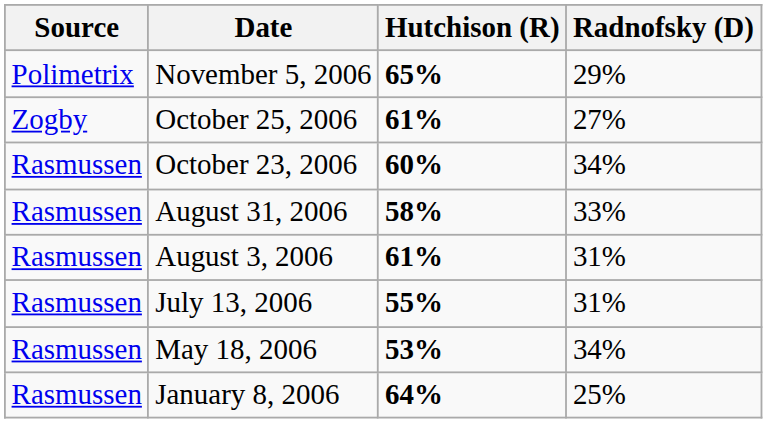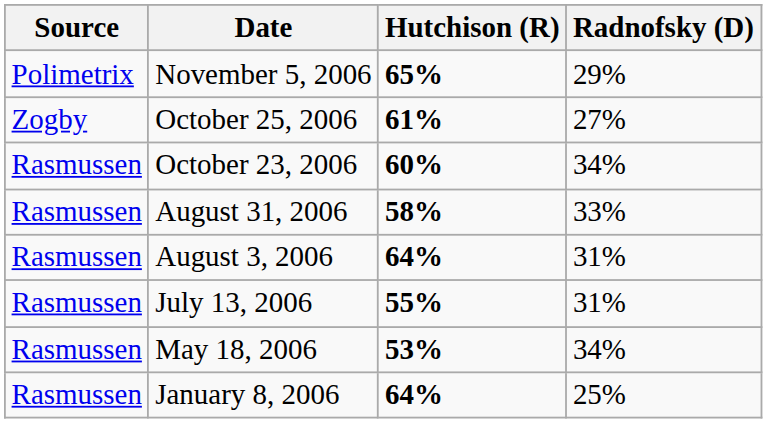(414, 257) 61% -> (414, 257) 64%
